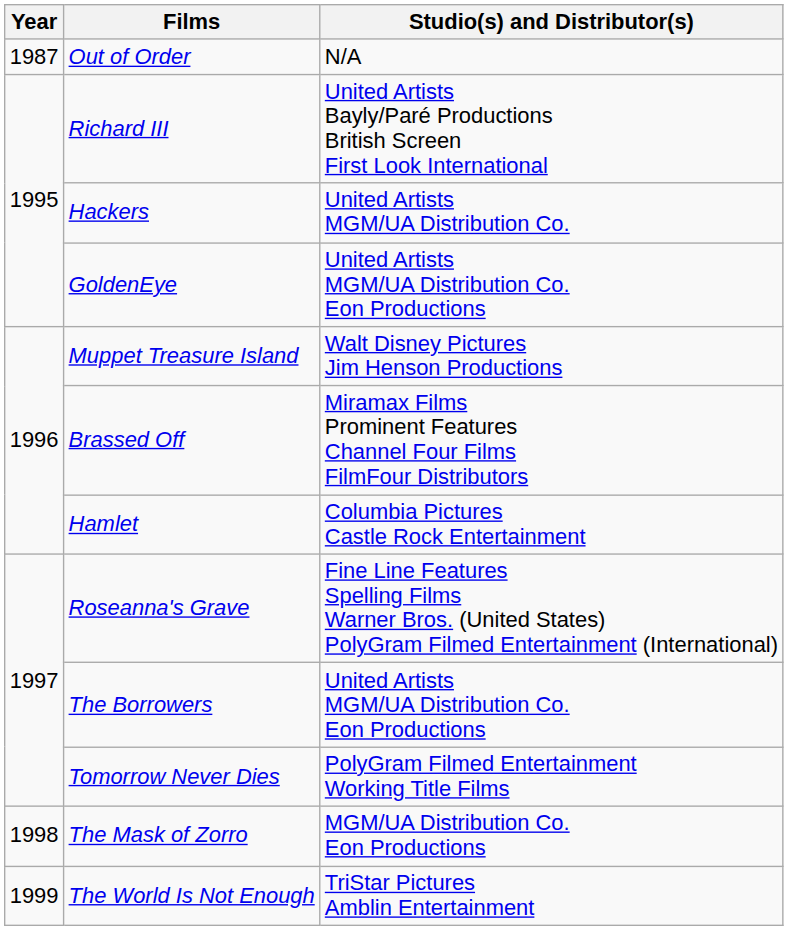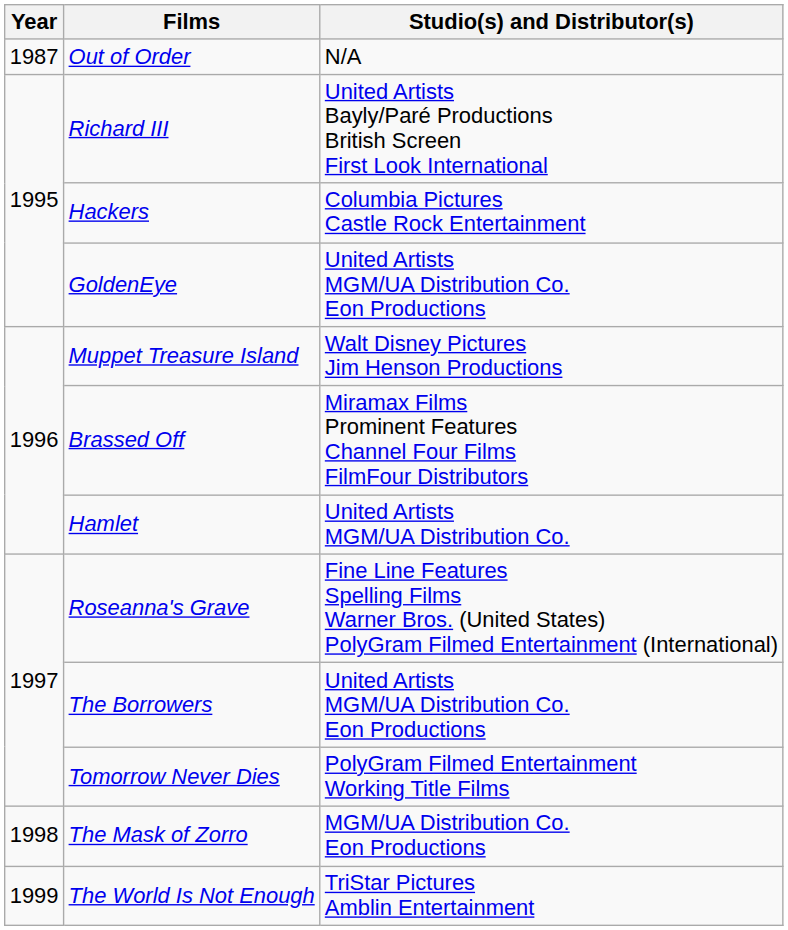(447, 212) United Artists MGM/UA Distribution Co. -> (455, 212) Columbia Pictures Castle Rock Entertainment
(455, 524) Columbia Pictures Castle Rock Entertainment -> (447, 524) United Artists MGM/UA Distribution Co.
